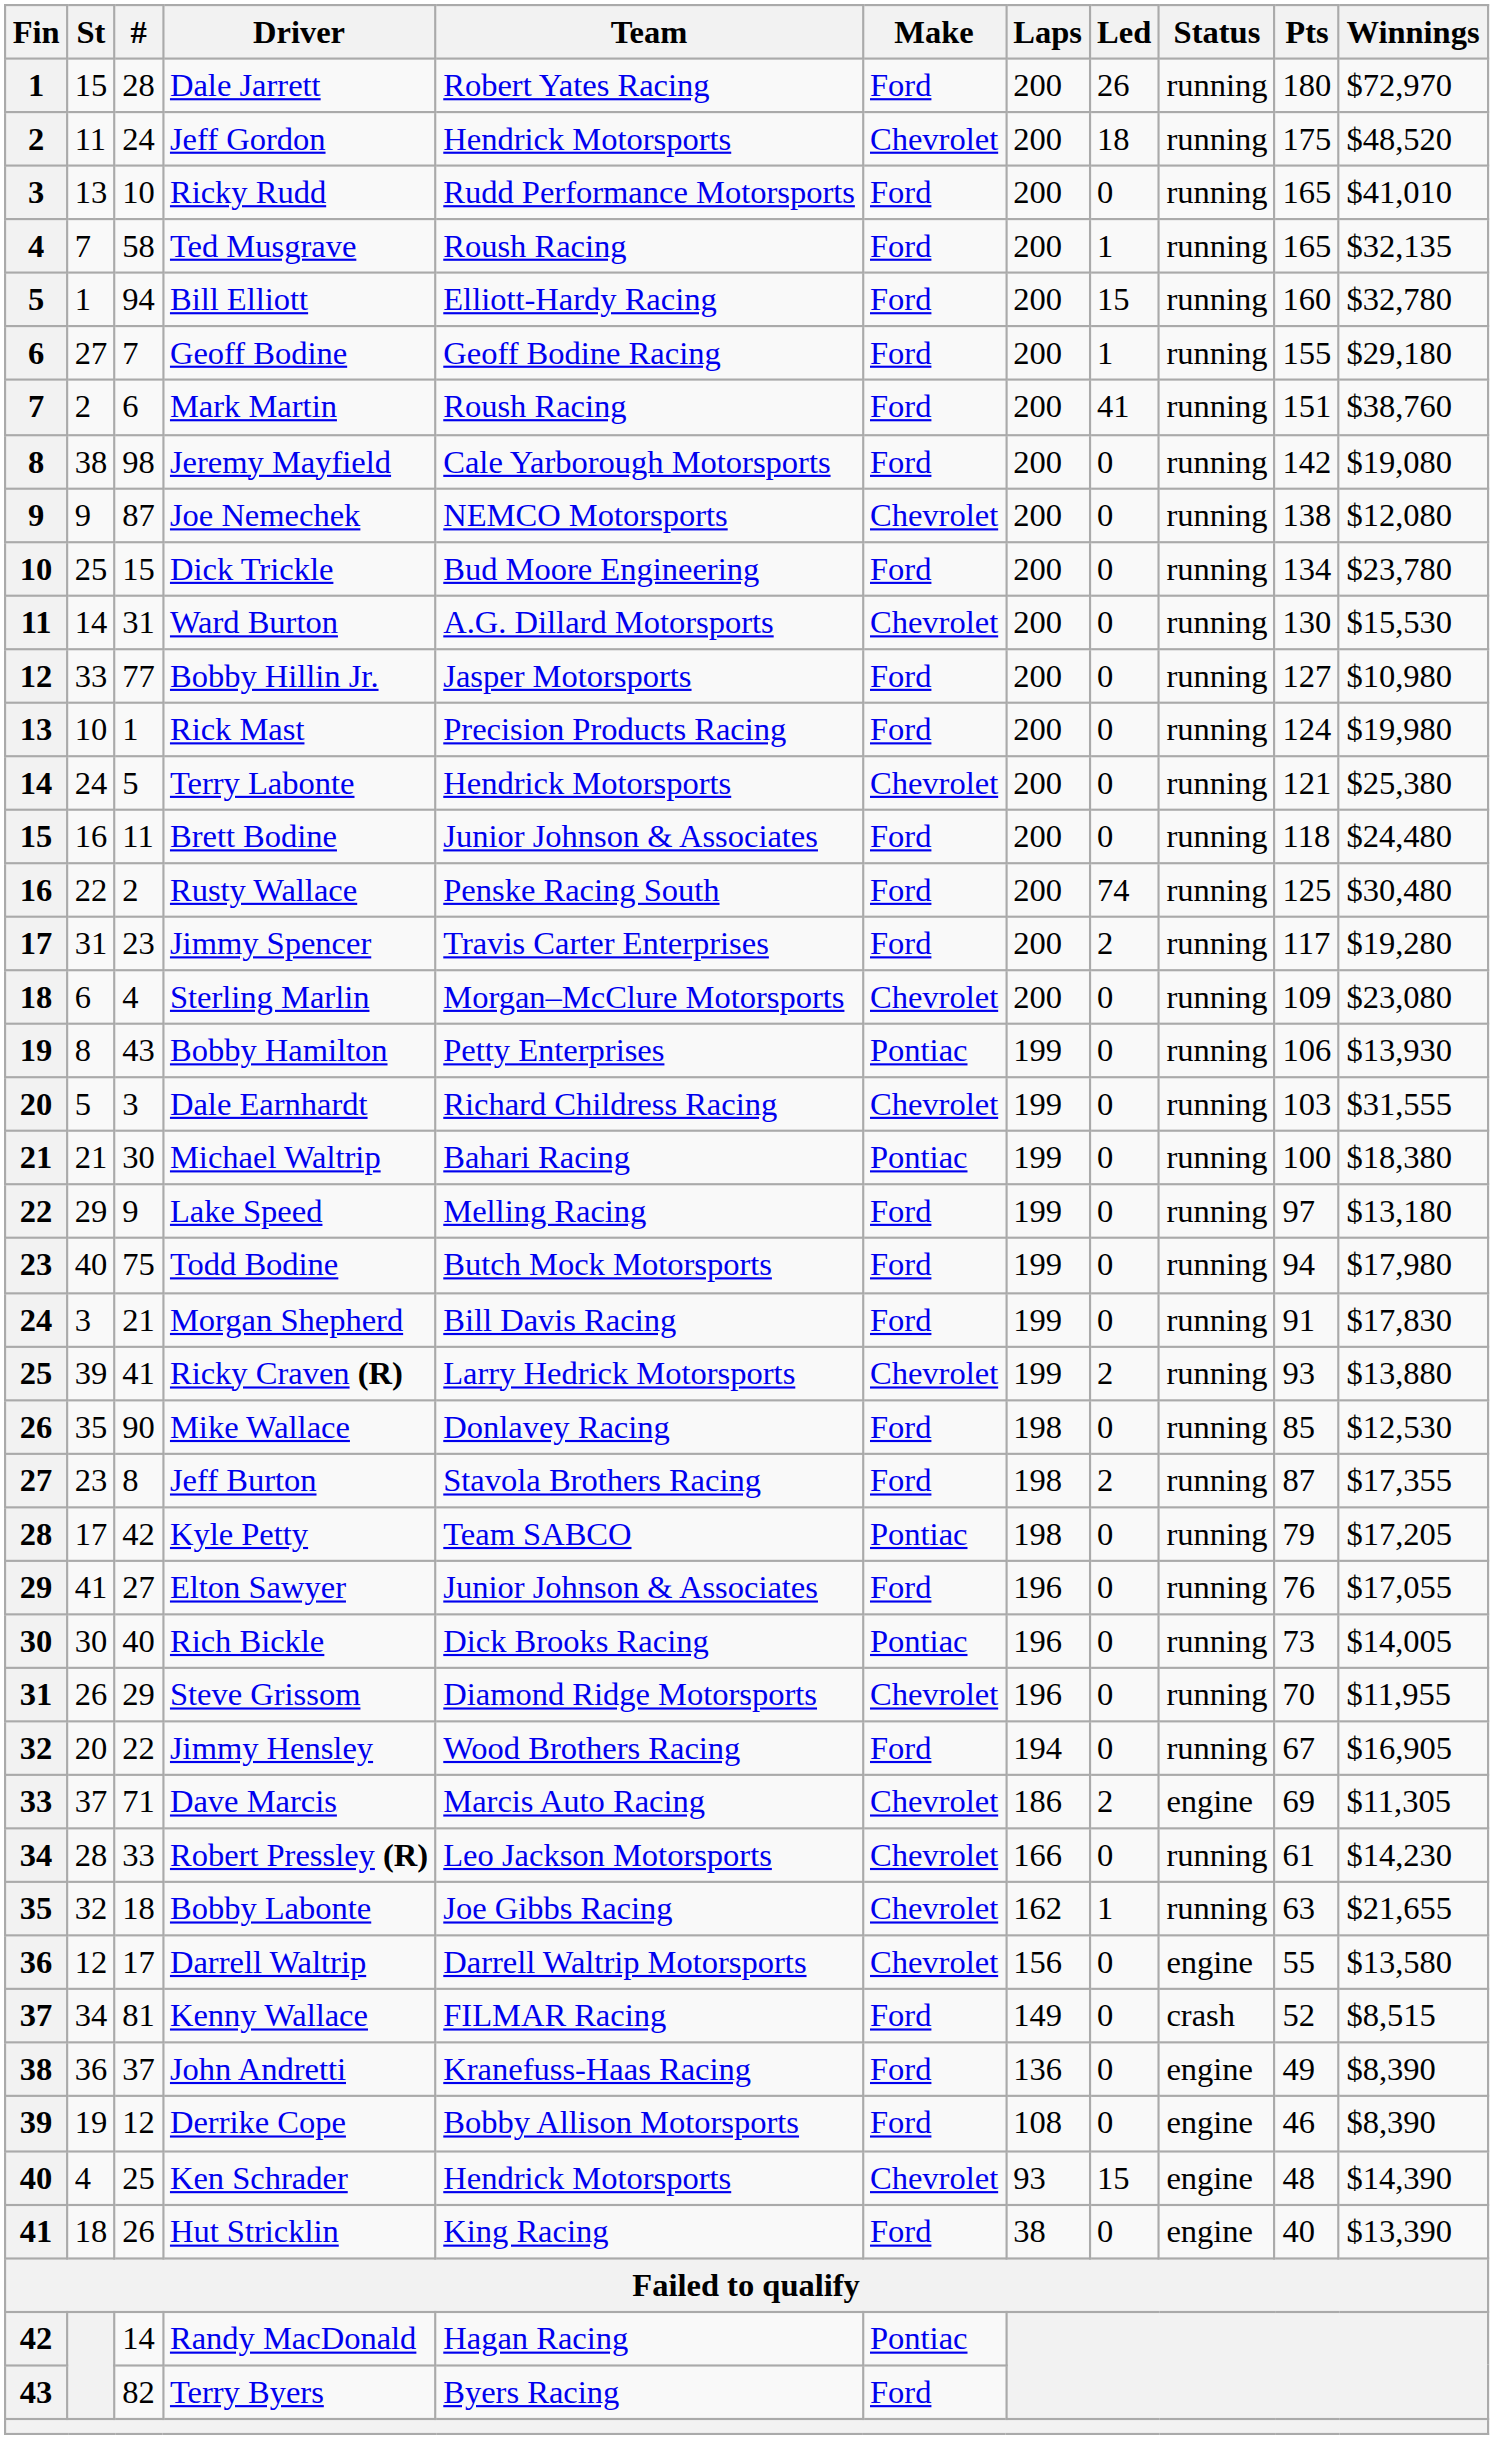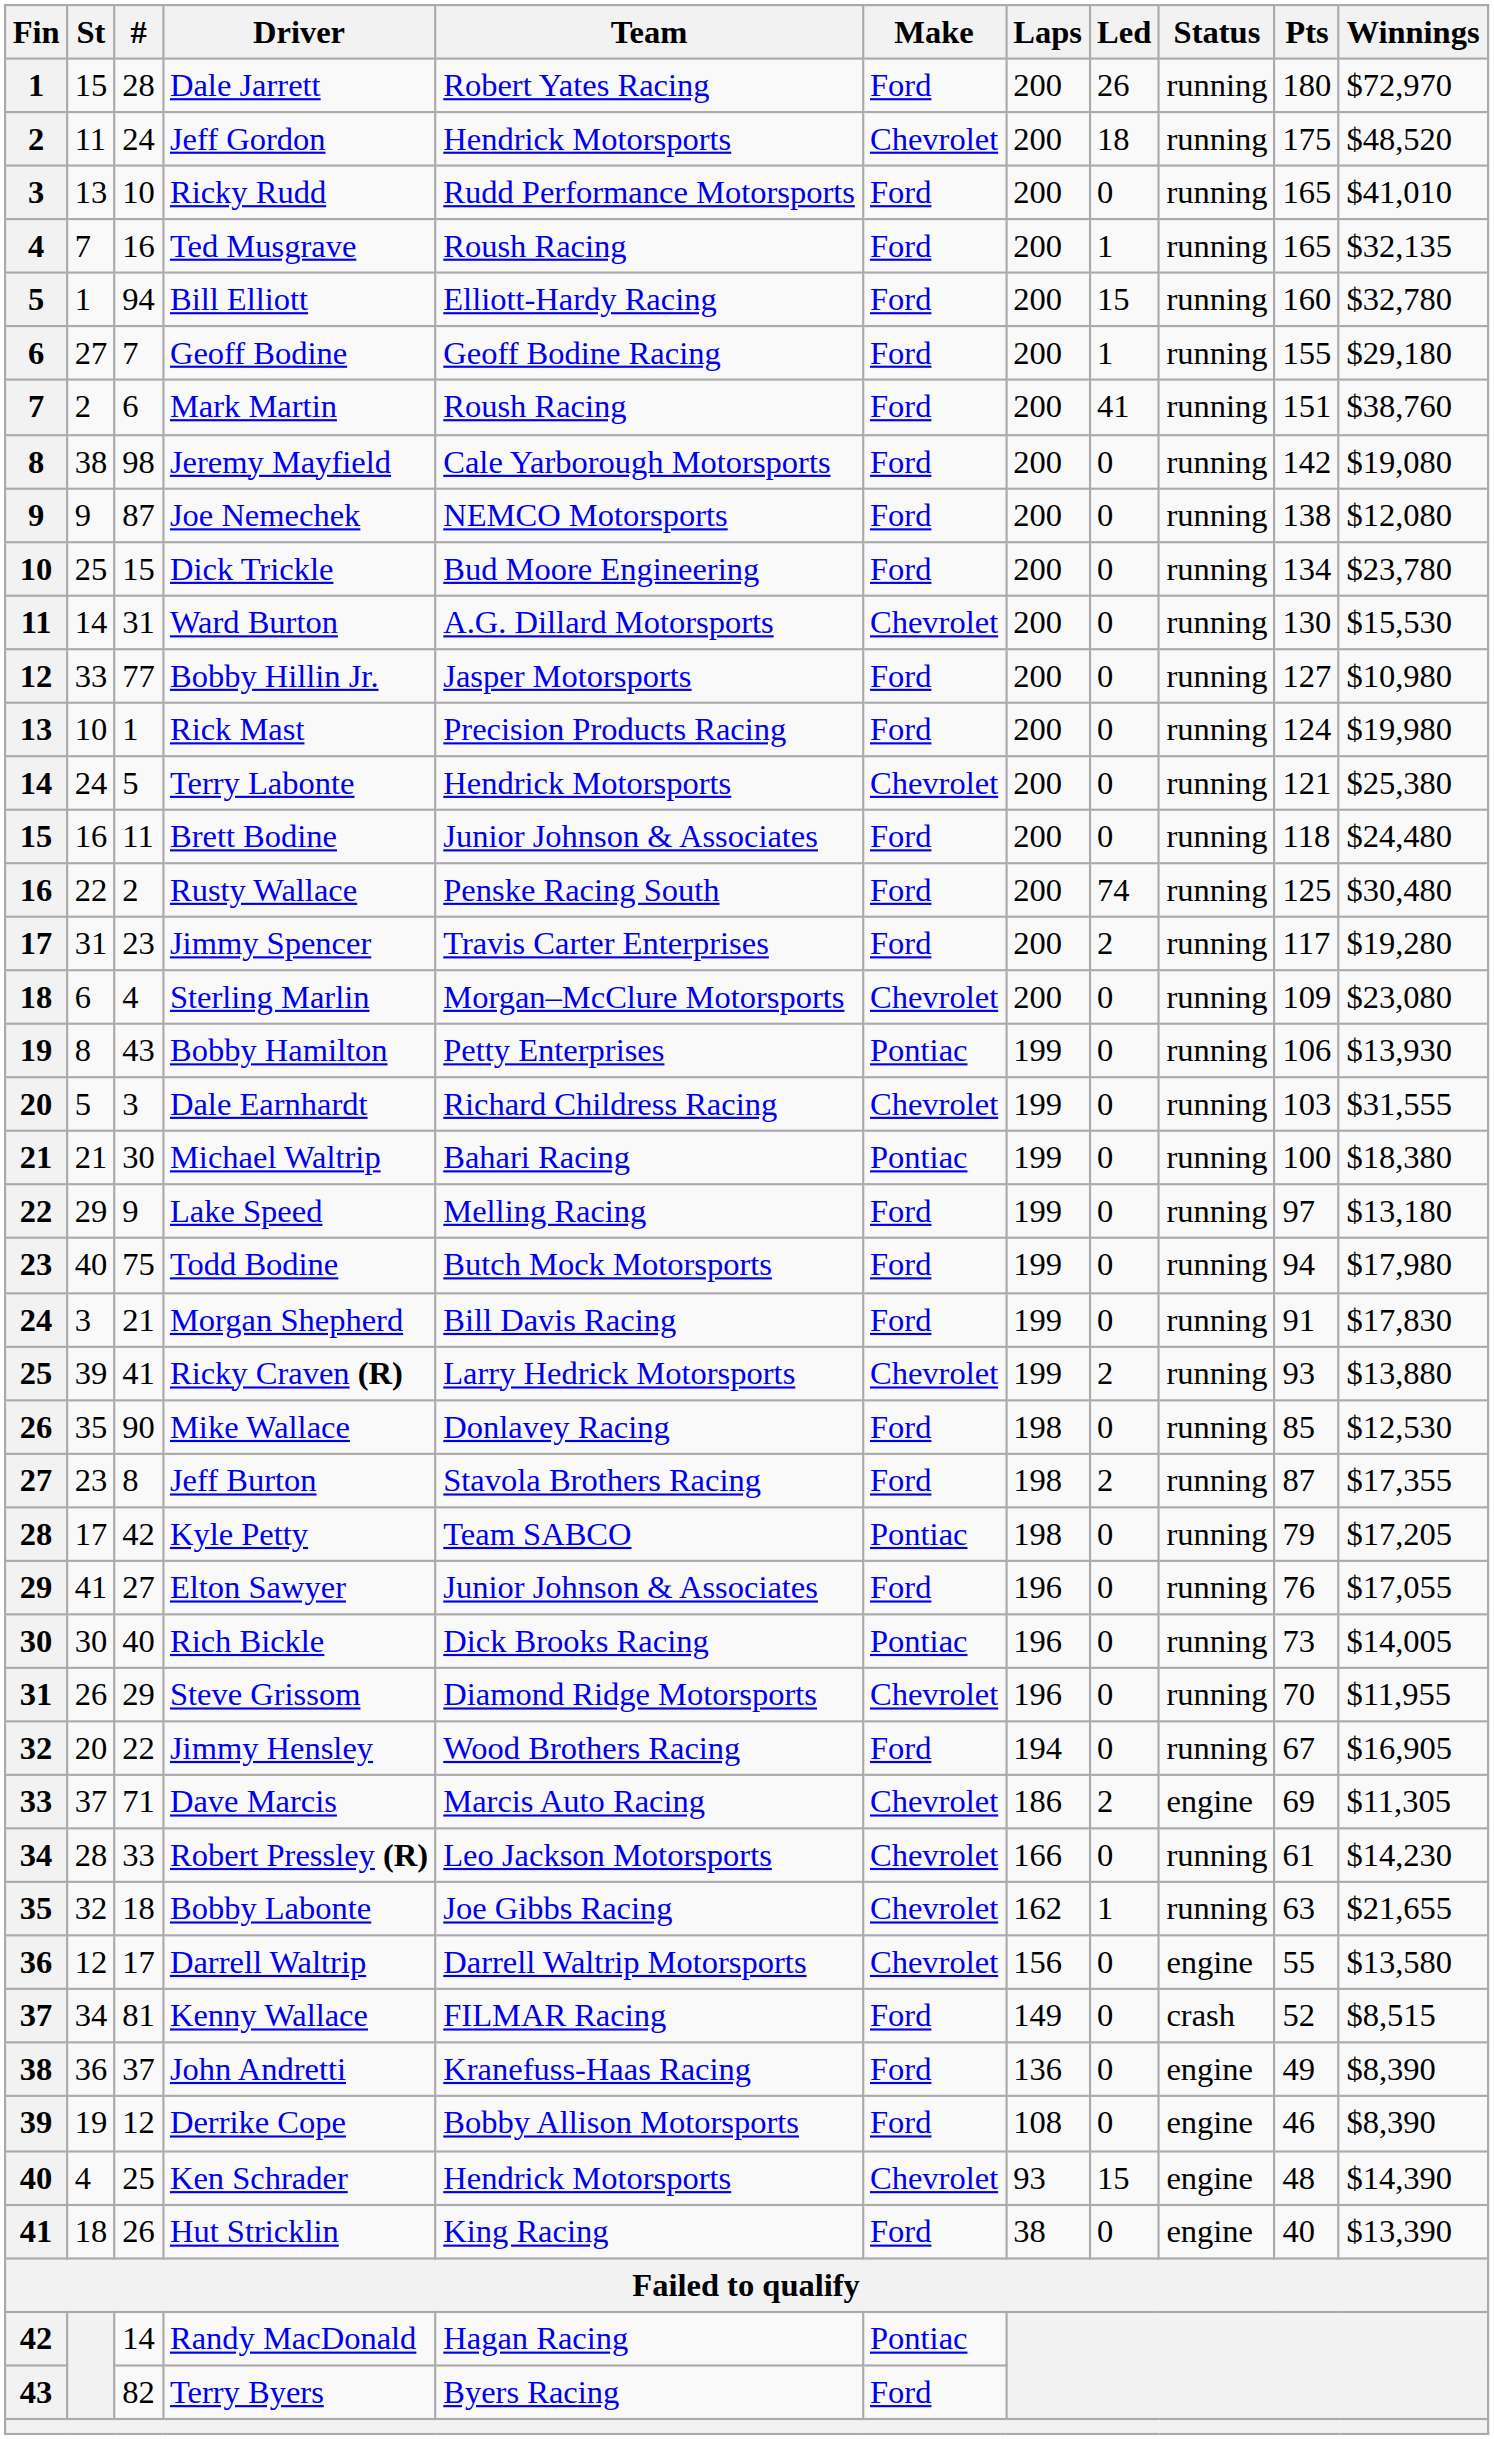(139, 246) 58 -> (139, 246) 16
(934, 514) Chevrolet -> (901, 514) Ford
